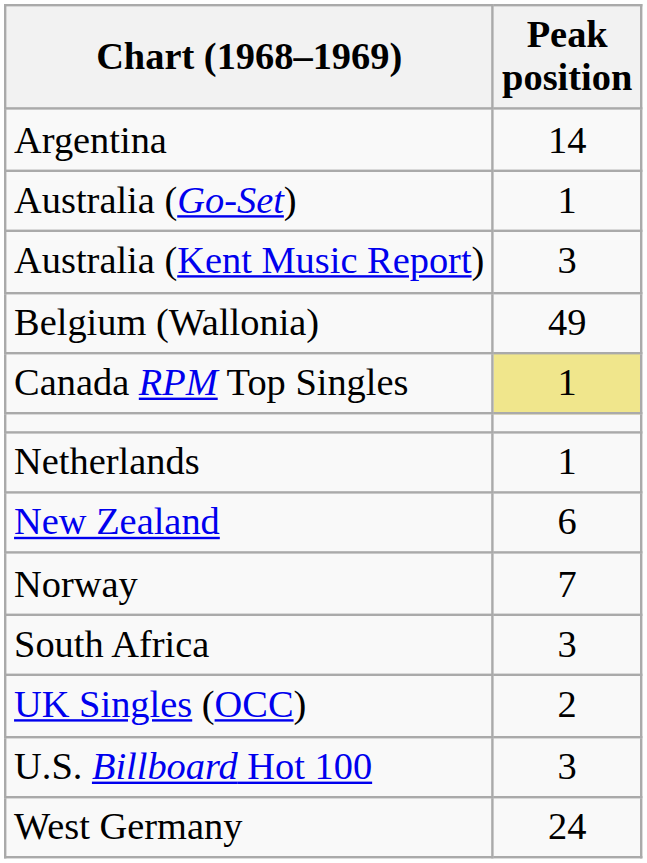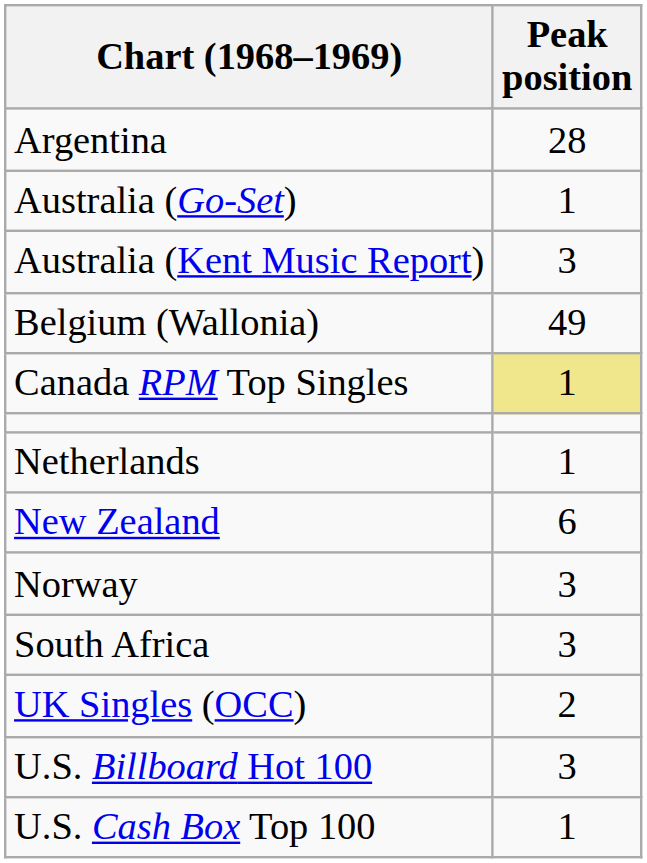(567, 139) 14 -> (567, 139) 28
(567, 583) 7 -> (567, 583) 3
+ row: (195, 826)
- row: (128, 826)
